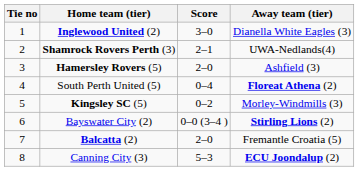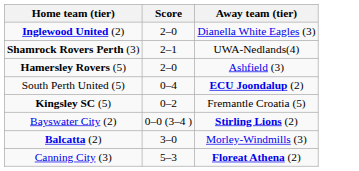- column: (22, 13)
(204, 31) 3–0 -> (168, 31) 2–0
(292, 85) Floreat Athena (2) -> (256, 85) ECU Joondalup (2)
(292, 103) Morley-Windmills (3) -> (256, 103) Fremantle Croatia (5)
(204, 139) 2–0 -> (168, 139) 3–0
(292, 139) Fremantle Croatia (5) -> (256, 139) Morley-Windmills (3)
(292, 157) ECU Joondalup (2) -> (256, 157) Floreat Athena (2)
